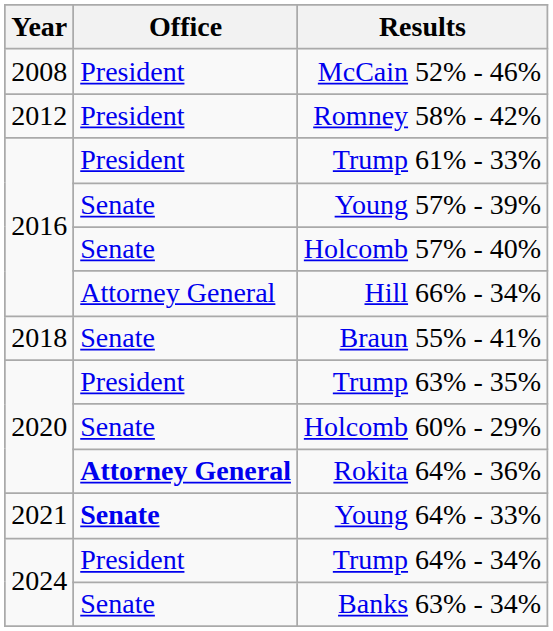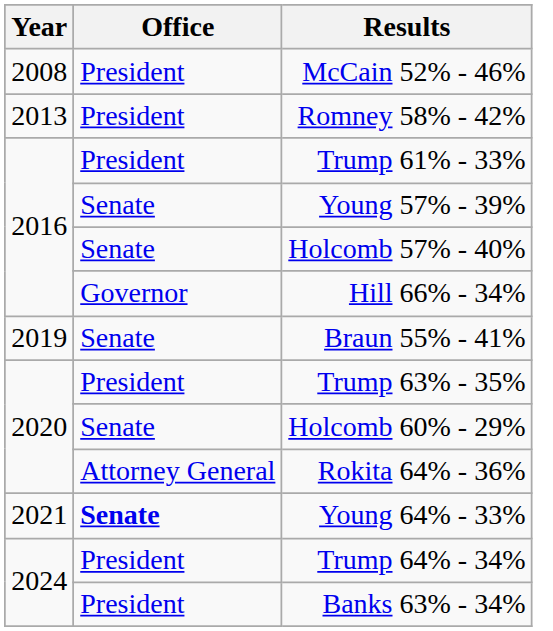(39, 115) 2012 -> (39, 115) 2013
(178, 293) Attorney General -> (134, 293) Governor
(39, 337) 2018 -> (39, 337) 2019
(186, 470) bold -> (178, 470) normal
(118, 603) Senate -> (132, 603) President
